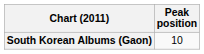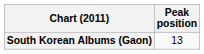(177, 40) 10 -> (177, 40) 13
